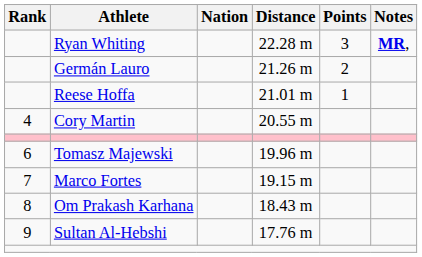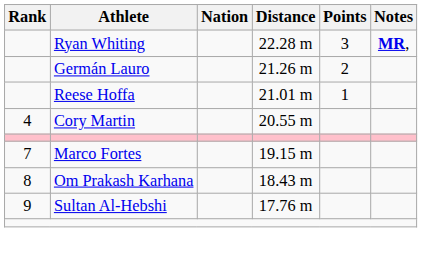- row: (113, 154)
